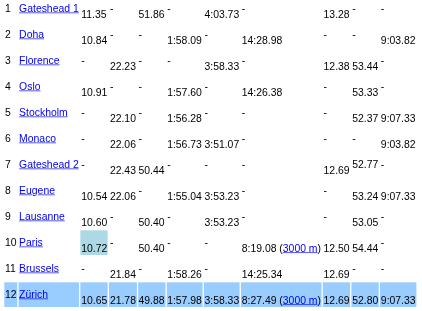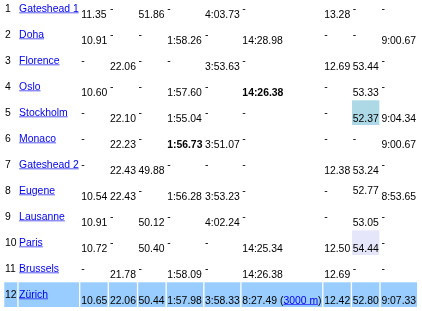(94, 40) 10.84 -> (94, 40) 10.91
(185, 40) 1:58.09 -> (185, 40) 1:58.26
(398, 40) 9:03.82 -> (399, 40) 9:00.67
(123, 66) 22.23 -> (123, 66) 22.06
(222, 66) 3:58.33 -> (222, 66) 3:53.63
(337, 66) 12.38 -> (337, 66) 12.69
(94, 92) 10.91 -> (94, 92) 10.60
(262, 92) normal -> (263, 92) bold
(185, 118) 1:56.28 -> (185, 118) 1:55.04
(365, 118) no background -> (366, 118) lightblue background
(398, 118) 9:07.33 -> (399, 118) 9:04.34
(123, 144) 22.06 -> (123, 144) 22.23
(185, 144) normal -> (185, 144) bold
(398, 144) 9:03.82 -> (399, 144) 9:00.67
(152, 170) 50.44 -> (152, 170) 49.88
(337, 170) 12.69 -> (337, 170) 12.38
(365, 164) 52.77 -> (366, 170) 53.24
(123, 196) 22.06 -> (123, 196) 22.43
(185, 196) 1:55.04 -> (185, 196) 1:56.28
(365, 196) 53.24 -> (366, 190) 52.77
(398, 196) 9:07.33 -> (399, 196) 8:53.65
(94, 222) 10.60 -> (94, 222) 10.91
(152, 222) 50.40 -> (152, 222) 50.12
(222, 222) 3:53.23 -> (222, 222) 4:02.24
(94, 248) lightblue background -> (94, 248) no background
(281, 248) 8:19.08 (3000 m) -> (263, 248) 14:25.34
(365, 248) no background -> (366, 248) lavender background
(123, 274) 21.84 -> (123, 274) 21.78
(185, 274) 1:58.26 -> (185, 274) 1:58.09
(262, 274) 14:25.34 -> (263, 274) 14:26.38
(123, 300) 21.78 -> (123, 300) 22.06
(152, 300) 49.88 -> (152, 300) 50.44
(337, 300) 12.69 -> (337, 300) 12.42
